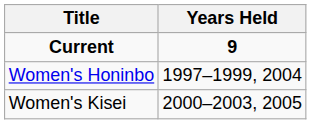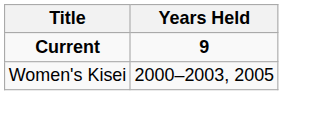- row: (81, 75)
